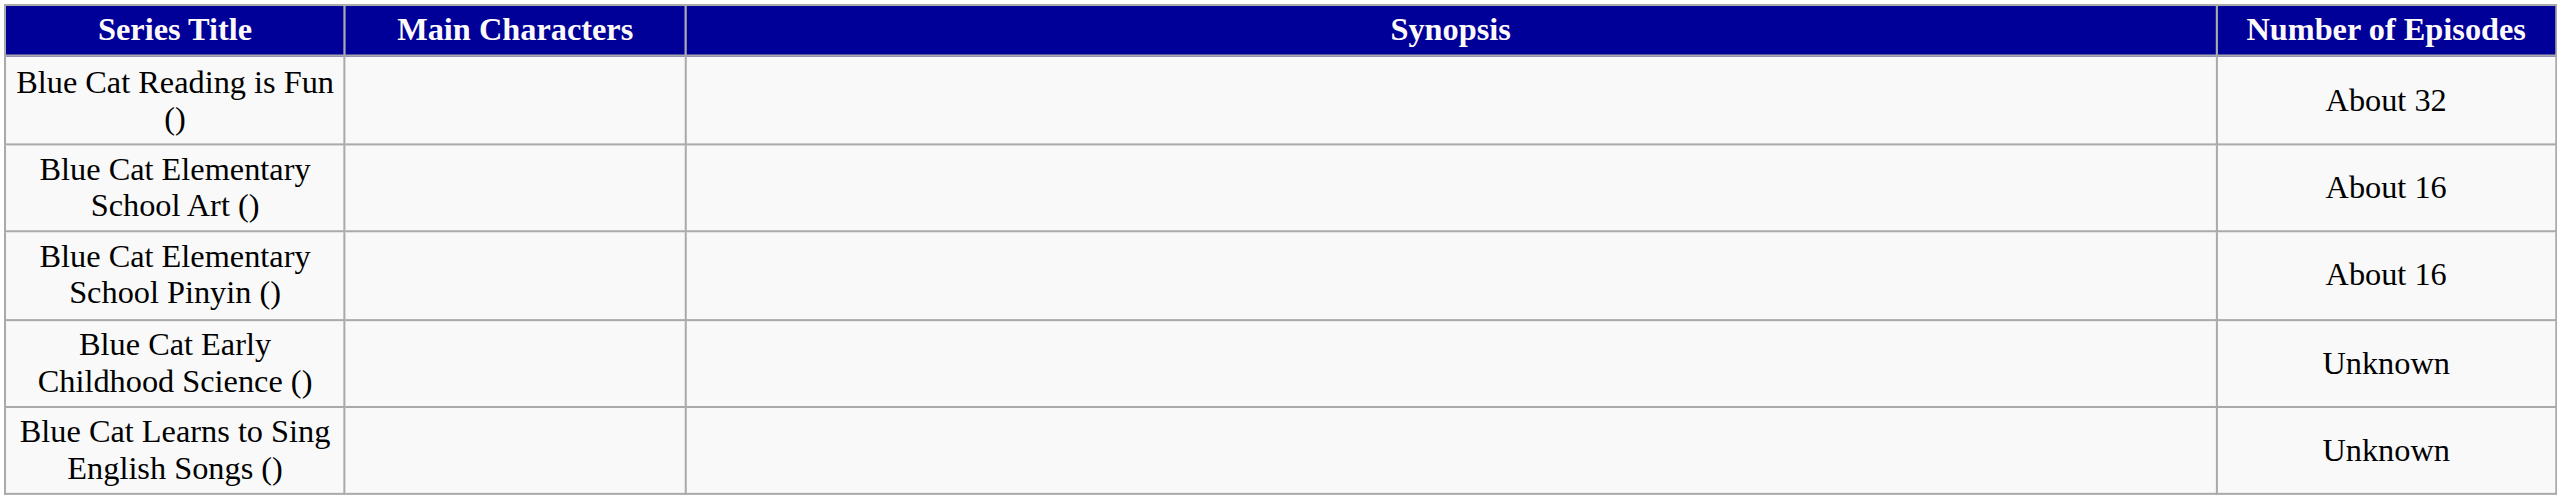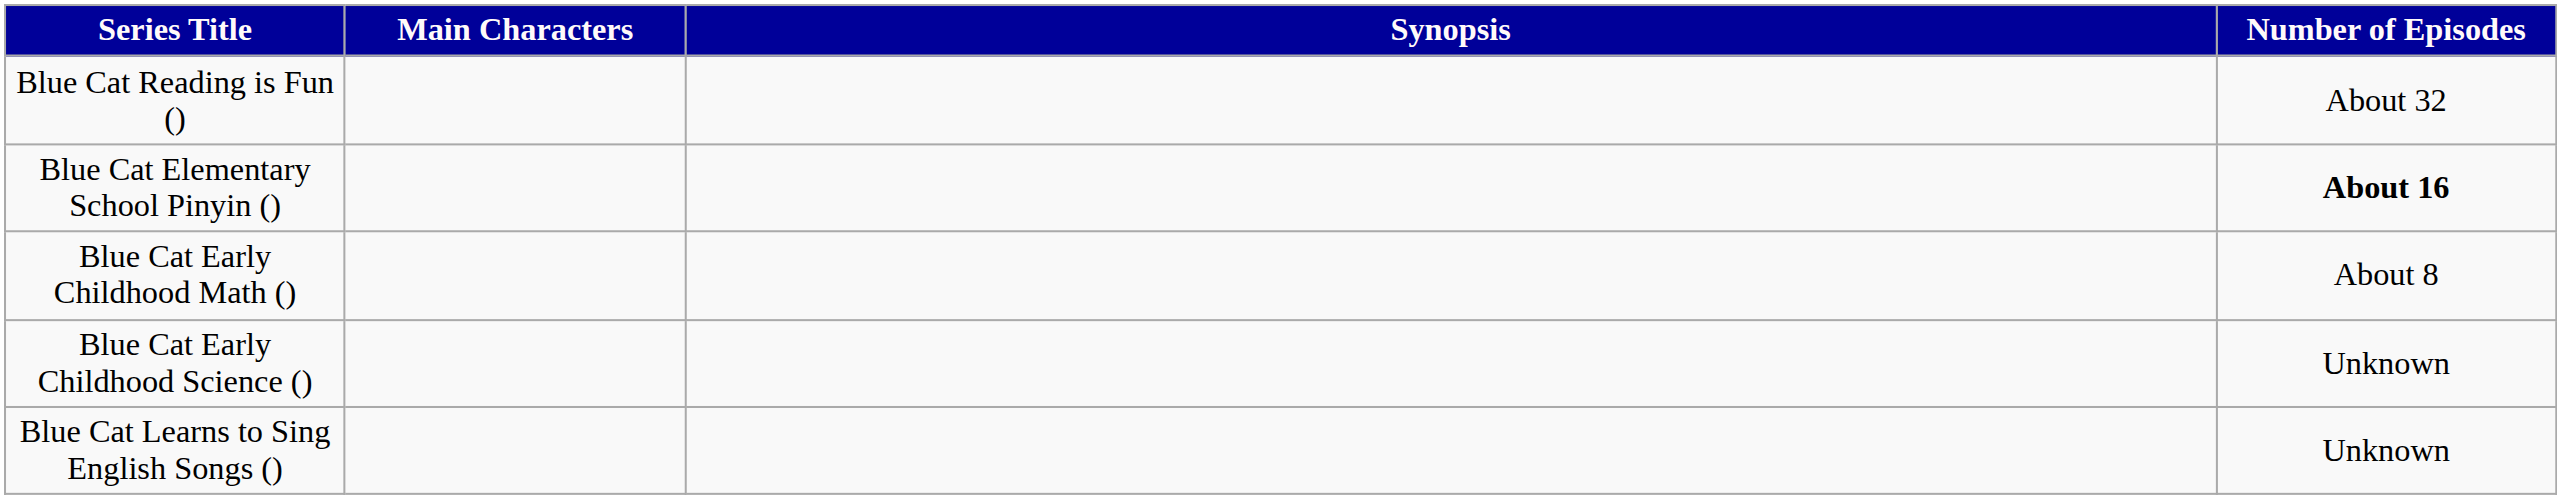- row: (175, 187)
(2386, 274) normal -> (2386, 187) bold
+ row: (175, 274)
